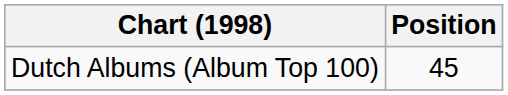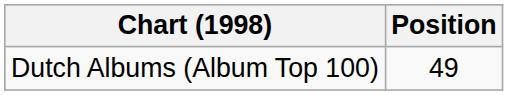(444, 68) 45 -> (444, 68) 49
